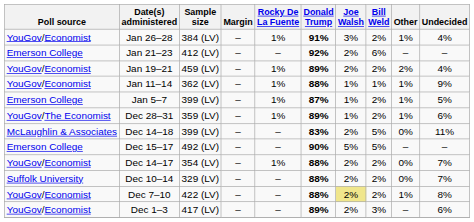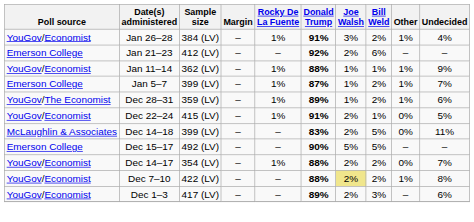- row: (149, 69)
(445, 100) 5% -> (445, 85) 7%
+ row: (149, 116)
- row: (149, 179)
